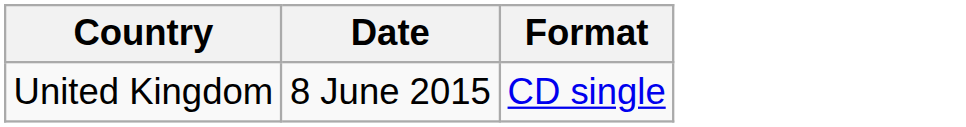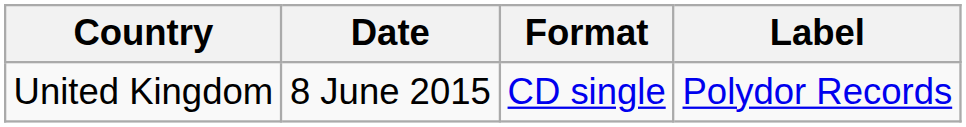+ column: (817, 33)
